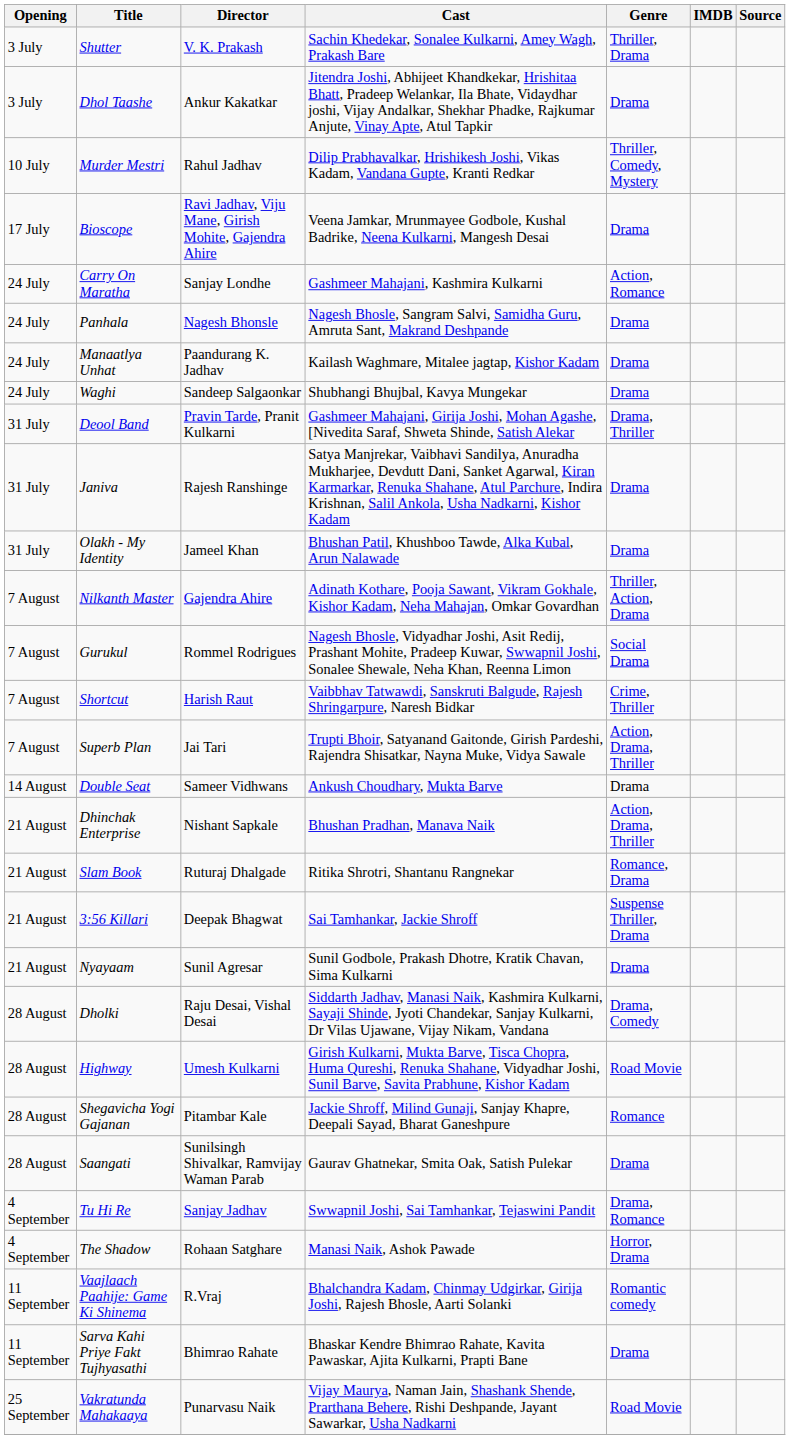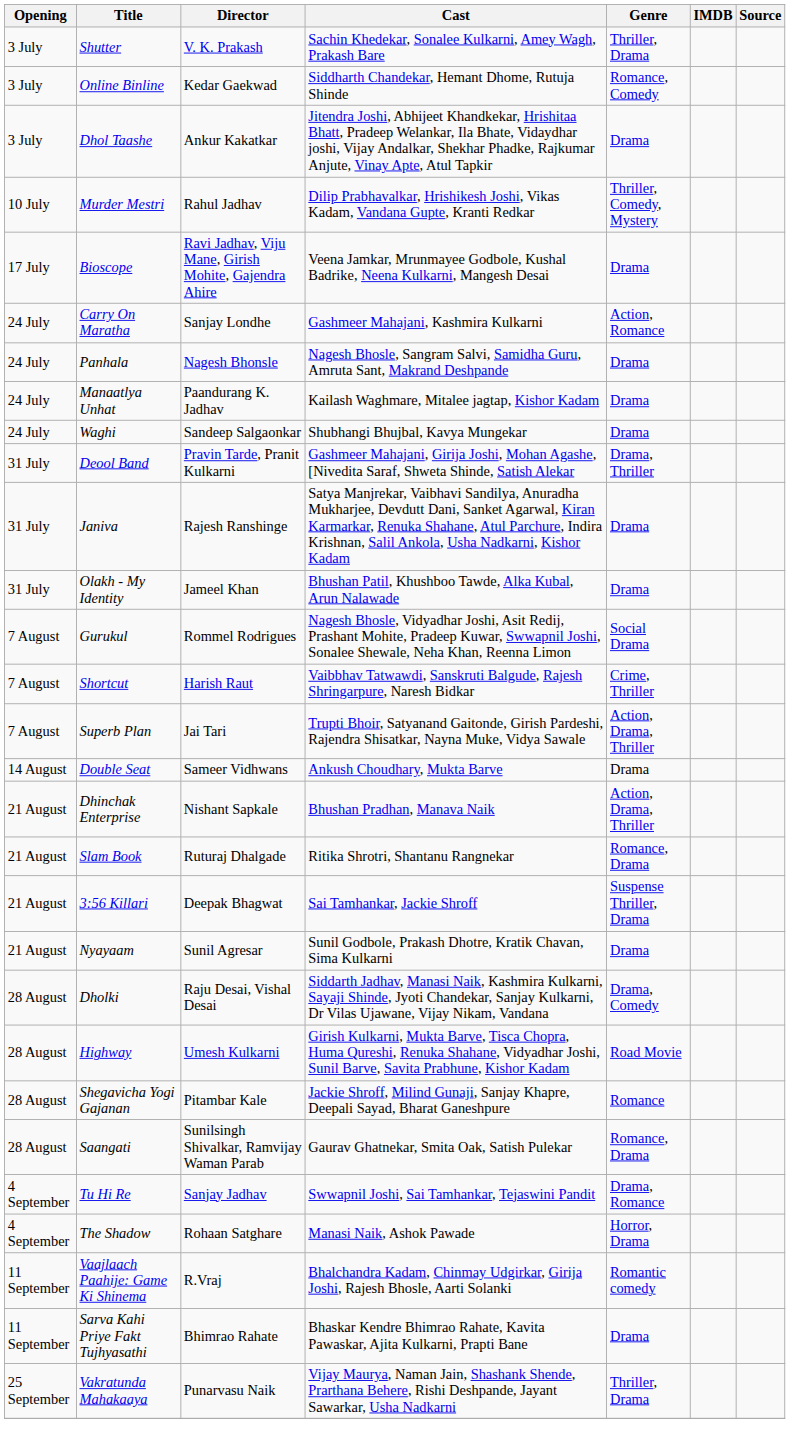+ row: (122, 85)
- row: (127, 597)
(630, 1163) Drama -> (639, 1147) Romance, Drama
(646, 1407) Road Movie -> (634, 1391) Thriller, Drama
